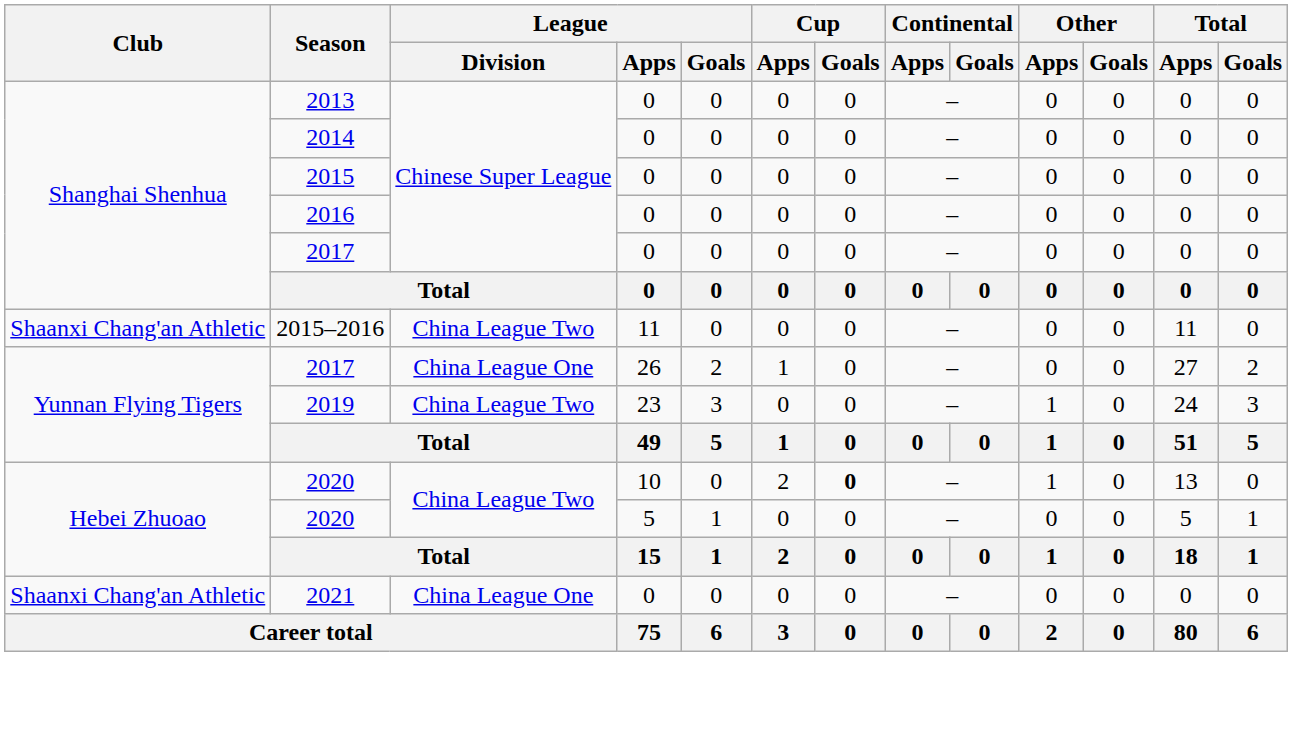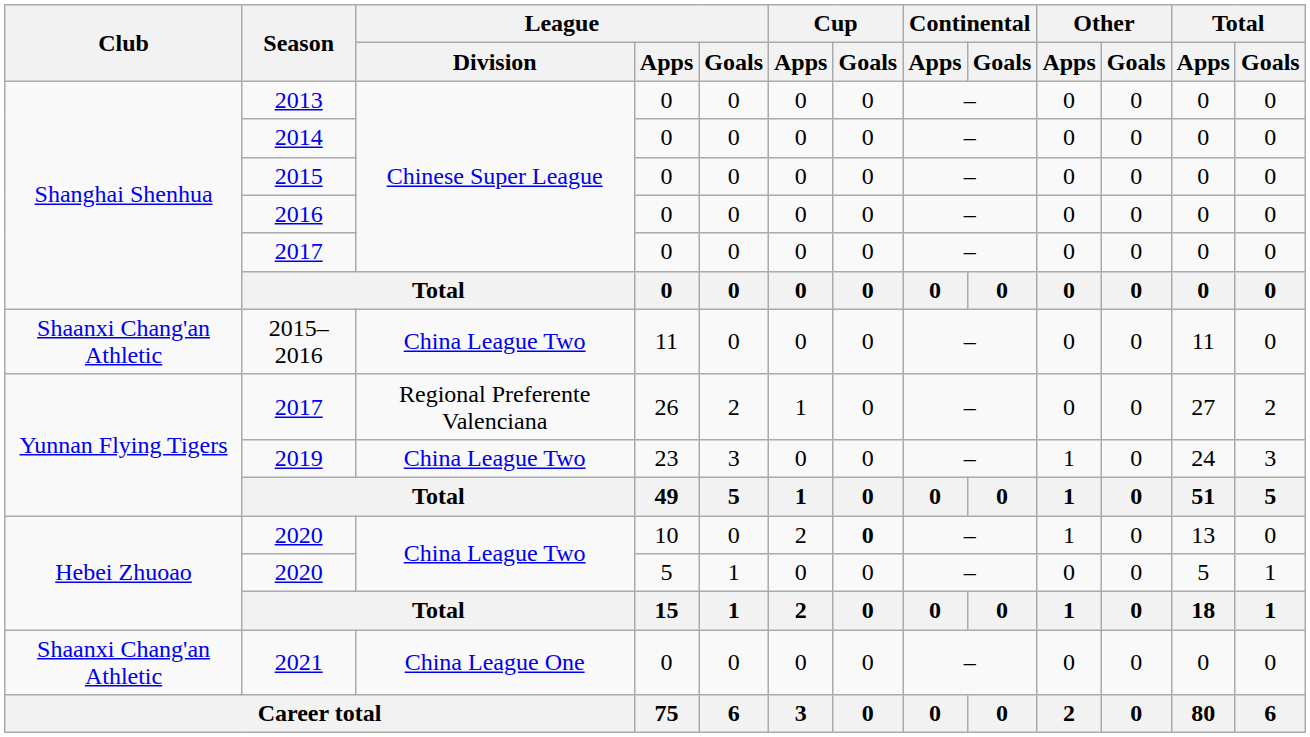(503, 366) China League One -> (495, 406) Regional Preferente Valenciana
